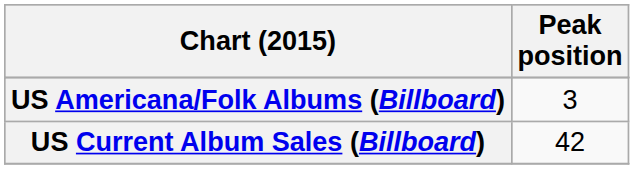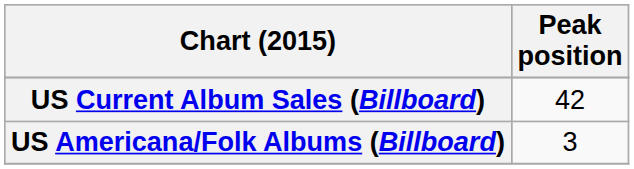rows swapped: (258, 99) <-> (258, 142)
